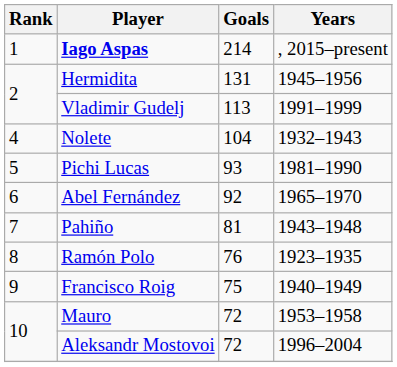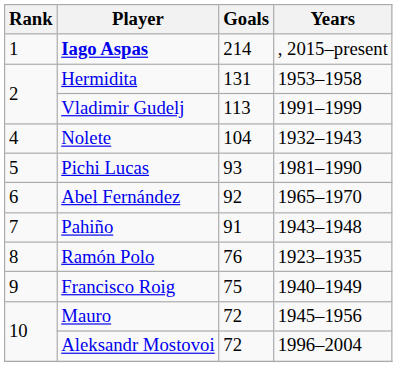(320, 78) 1945–1956 -> (320, 78) 1953–1958
(233, 227) 81 -> (233, 227) 91
(320, 316) 1953–1958 -> (320, 316) 1945–1956
